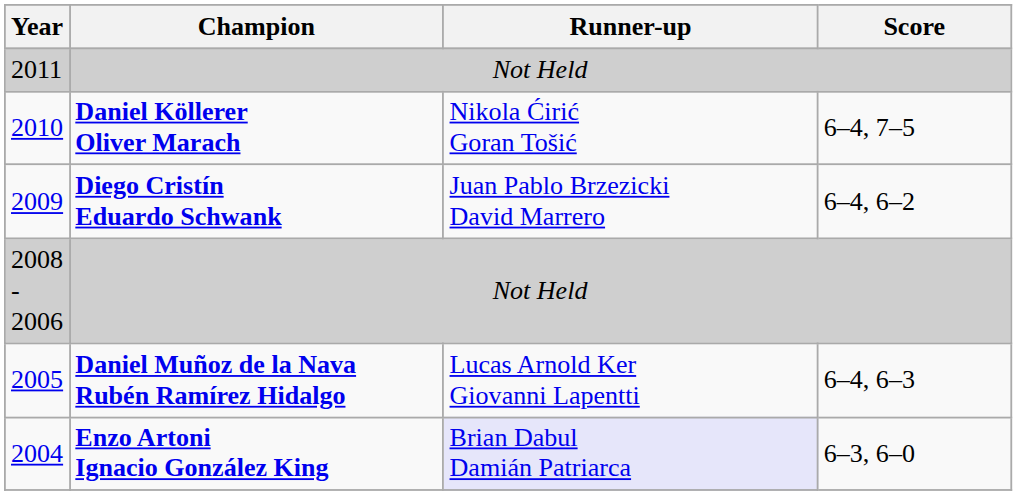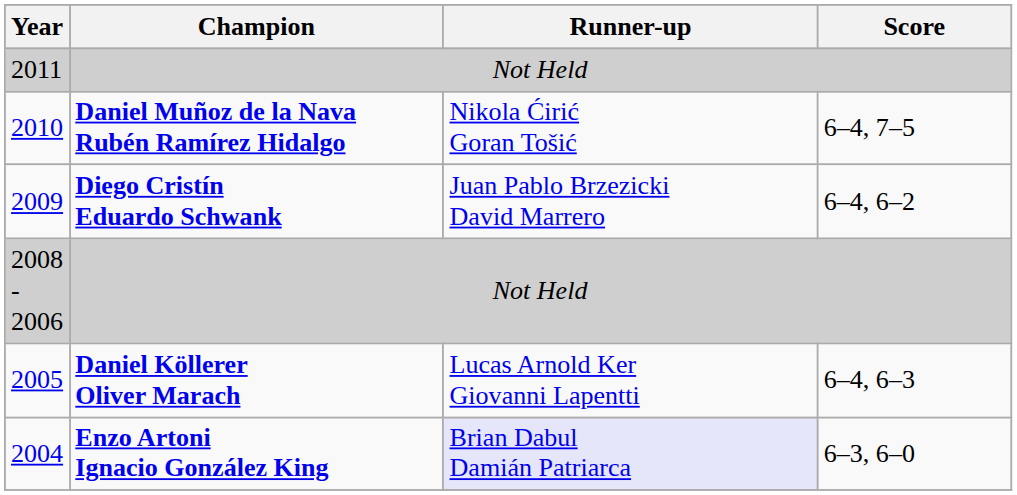(162, 127) Daniel Köllerer Oliver Marach -> (216, 127) Daniel Muñoz de la Nava Rubén Ramírez Hidalgo
(216, 379) Daniel Muñoz de la Nava Rubén Ramírez Hidalgo -> (162, 379) Daniel Köllerer Oliver Marach
